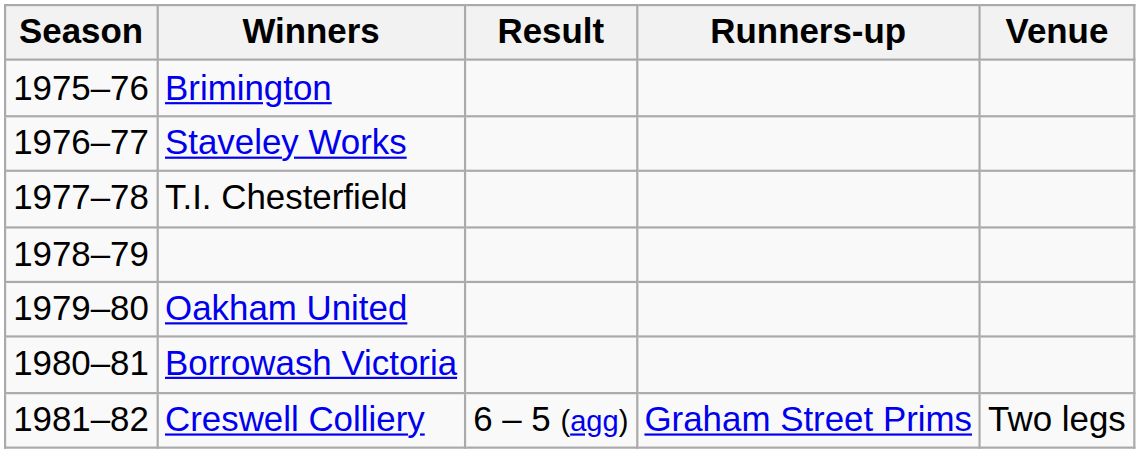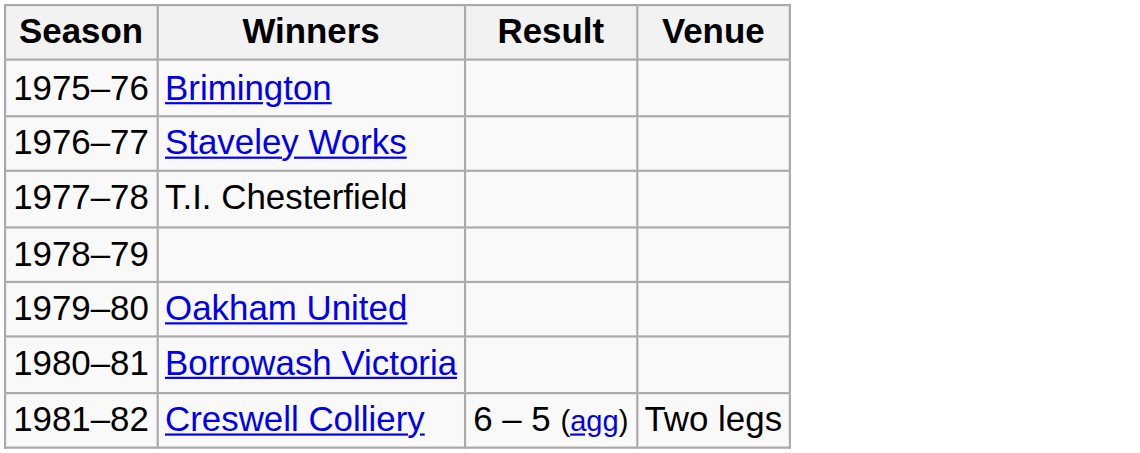- column: (808, 32)
